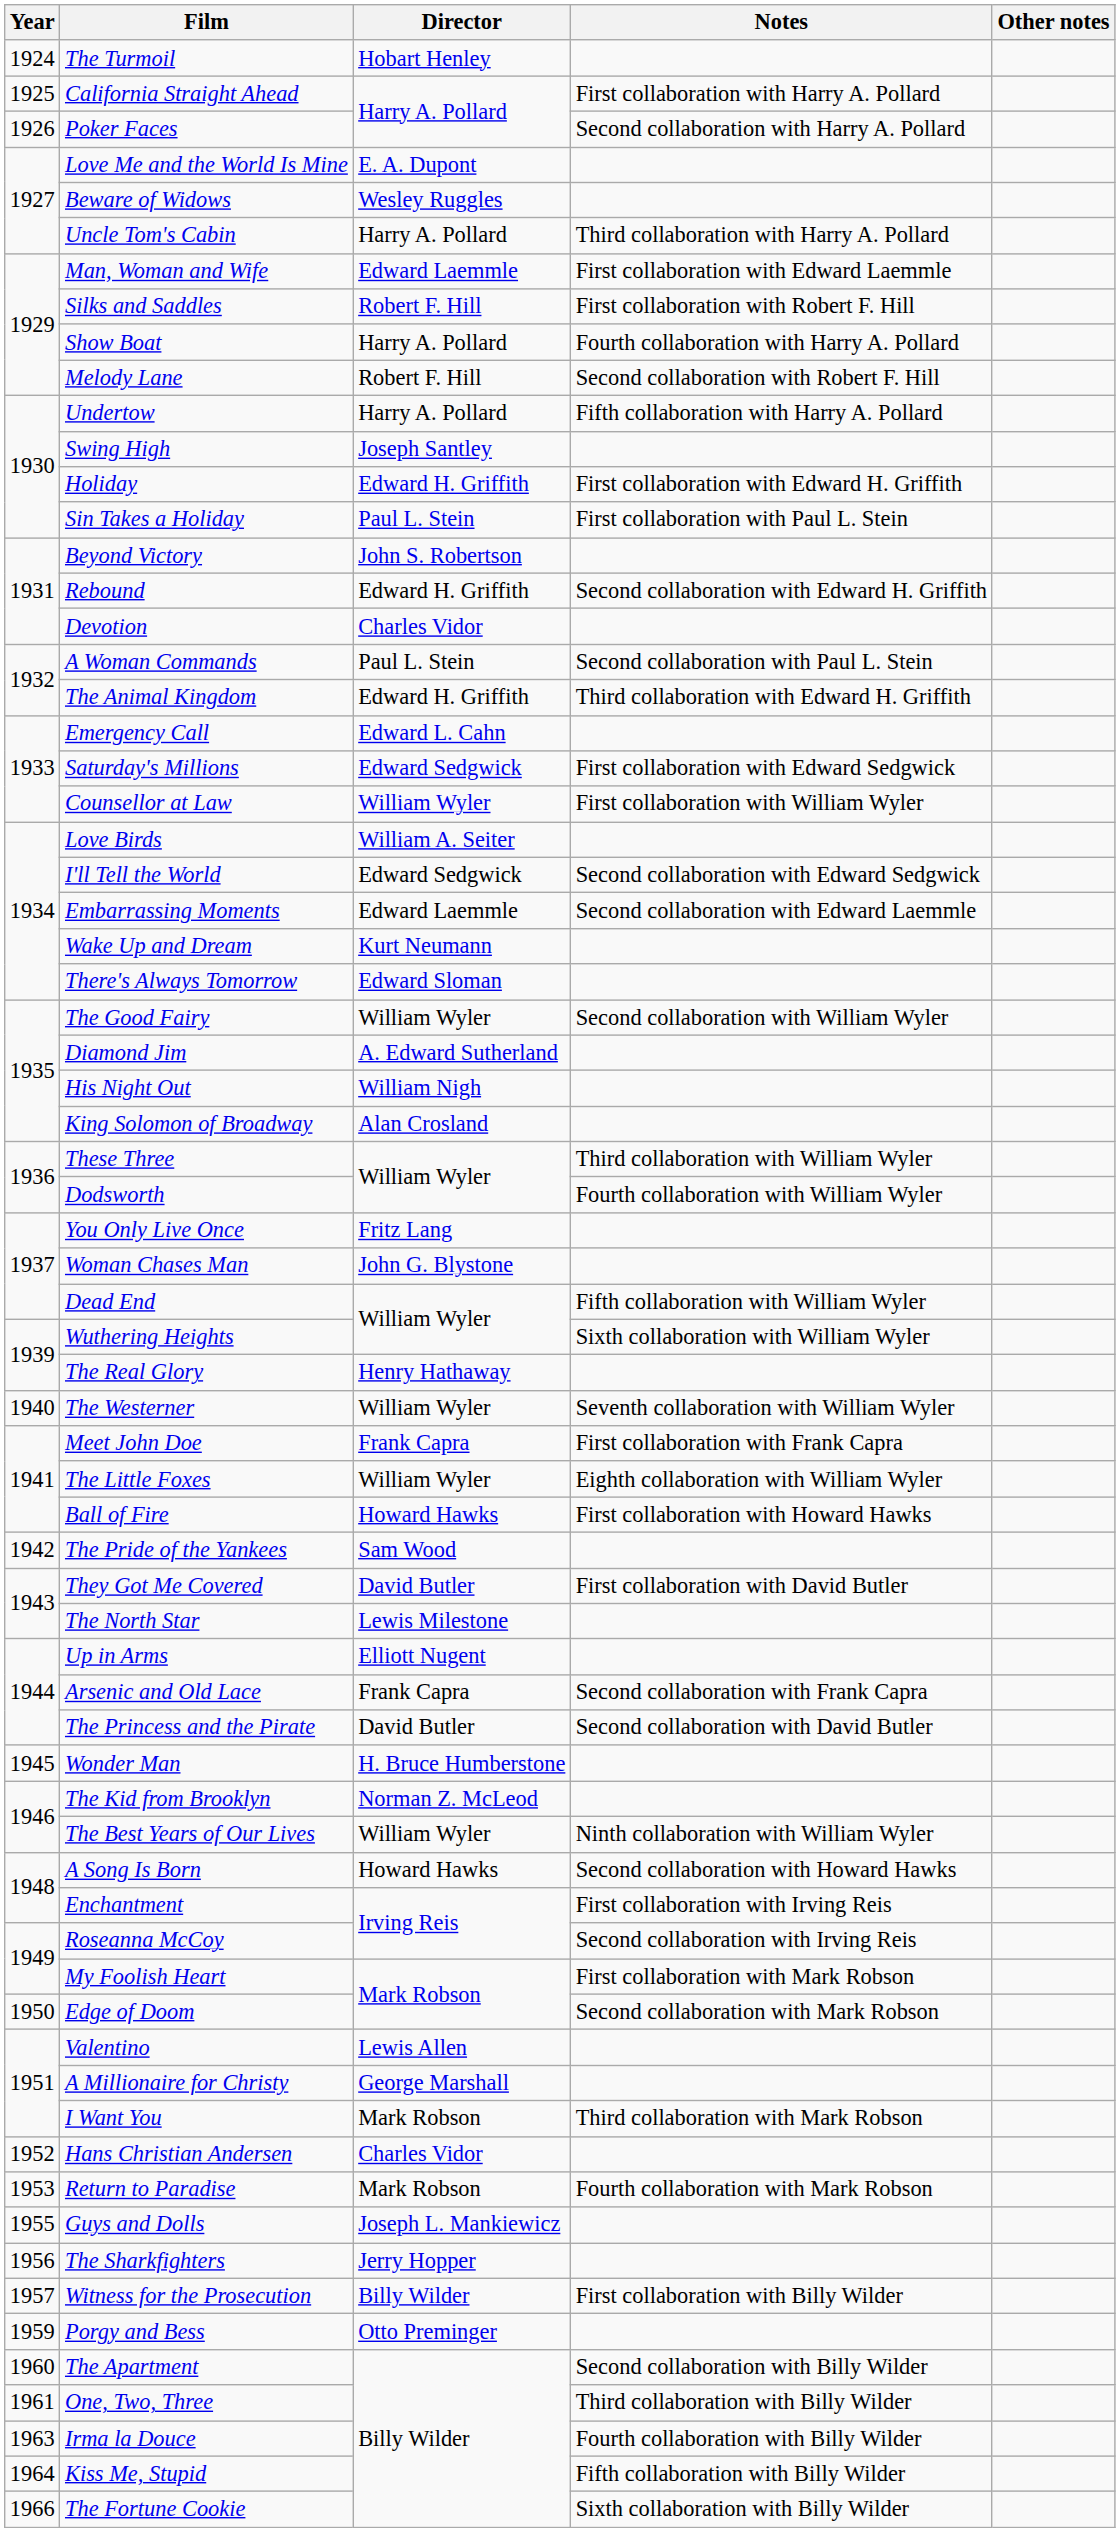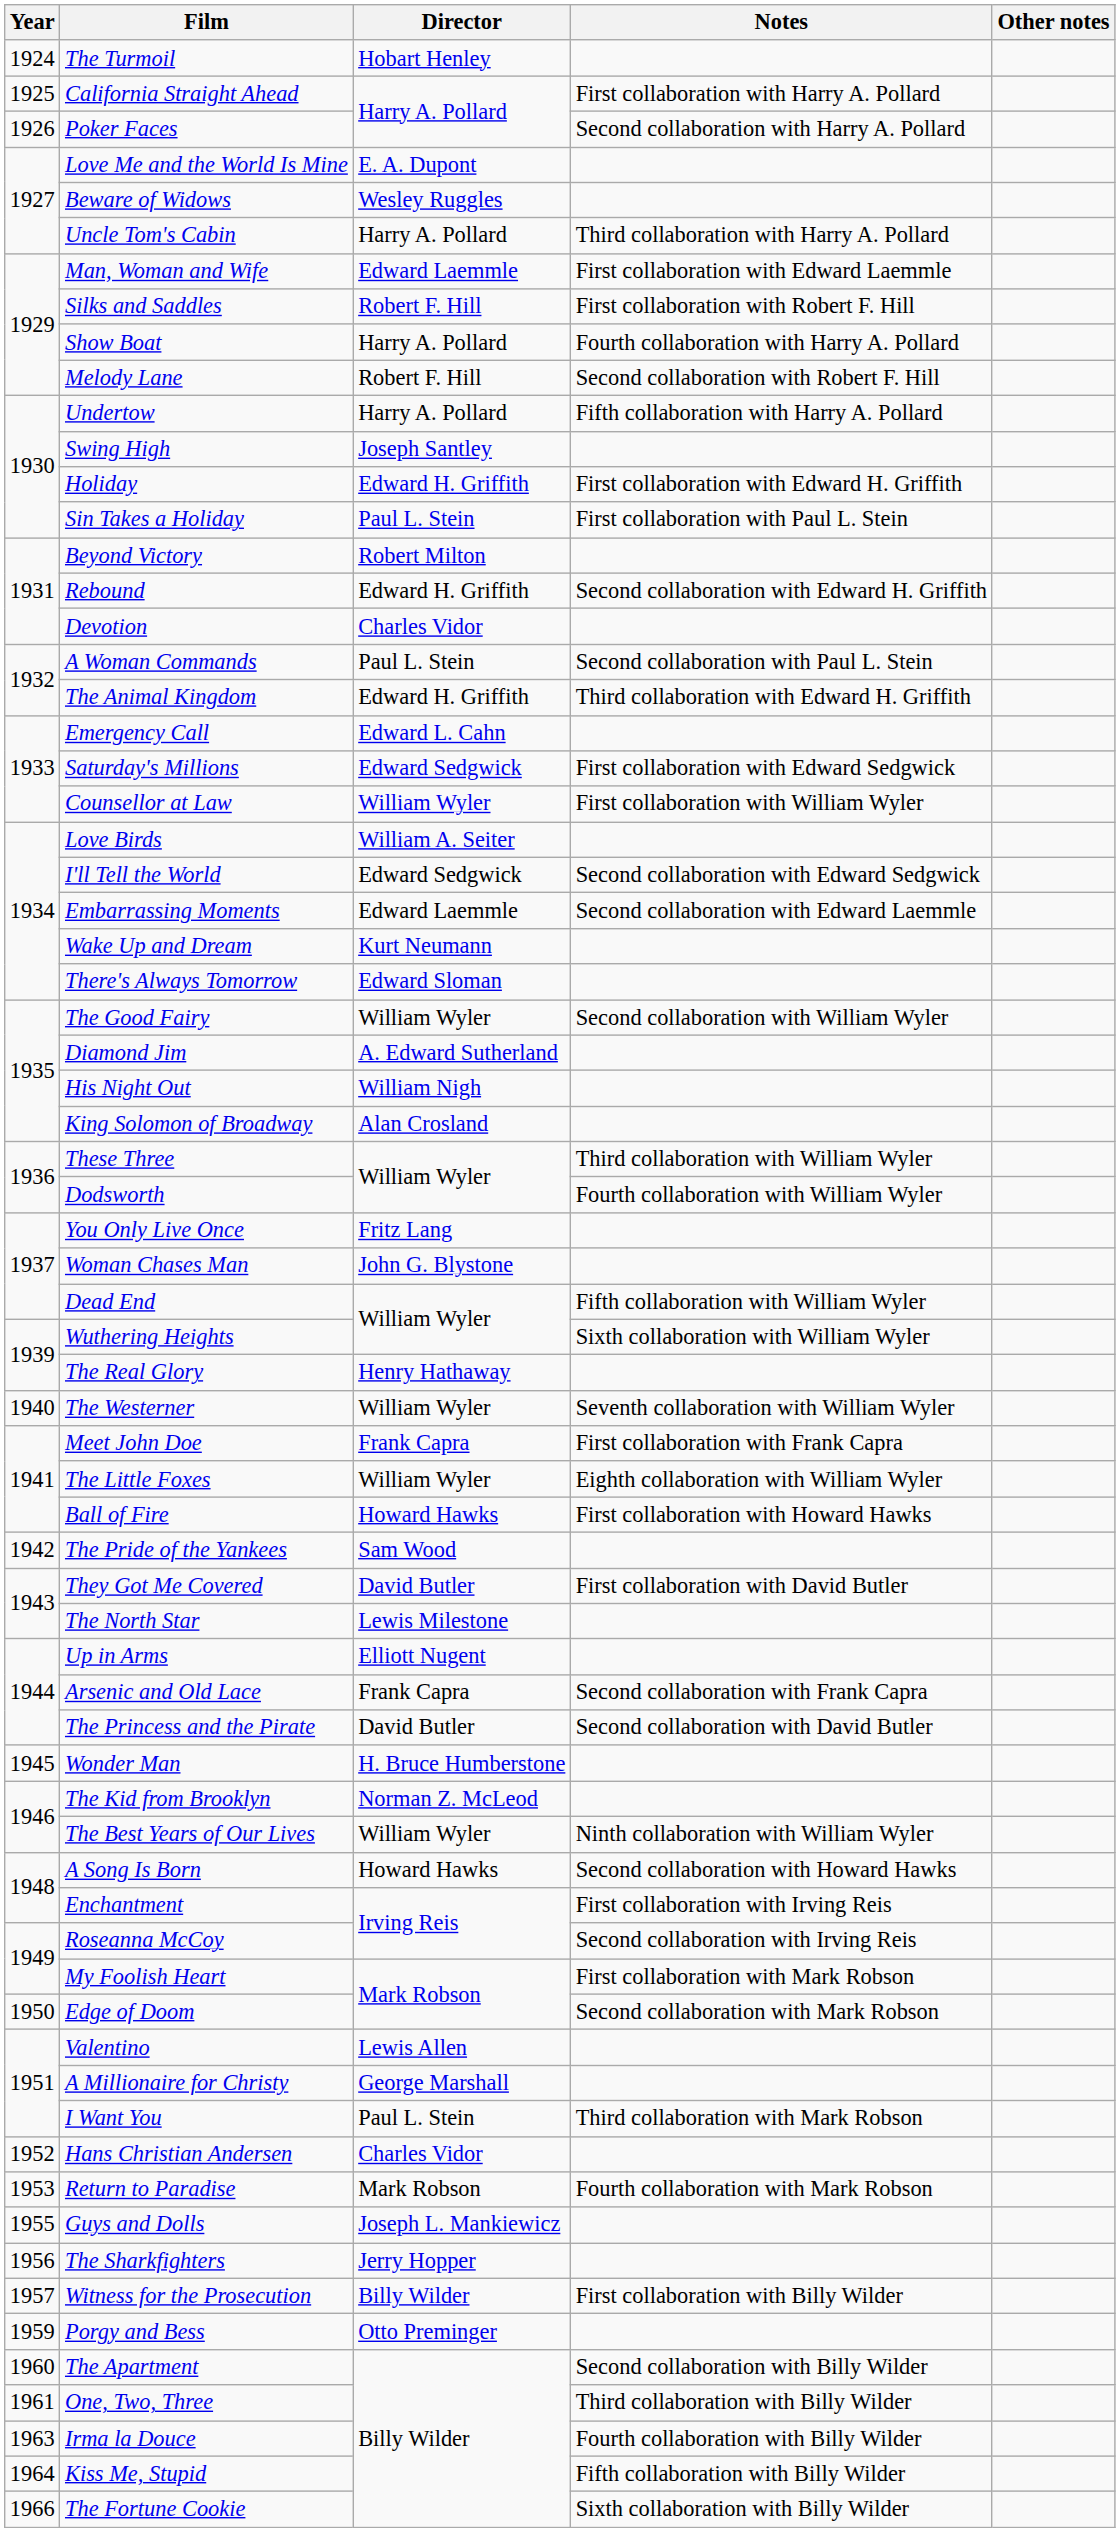(440, 555) John S. Robertson -> (422, 555) Robert Milton
(419, 2118) Mark Robson -> (416, 2118) Paul L. Stein
